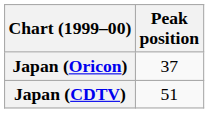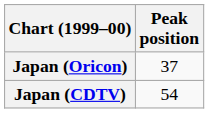(169, 94) 51 -> (169, 94) 54
